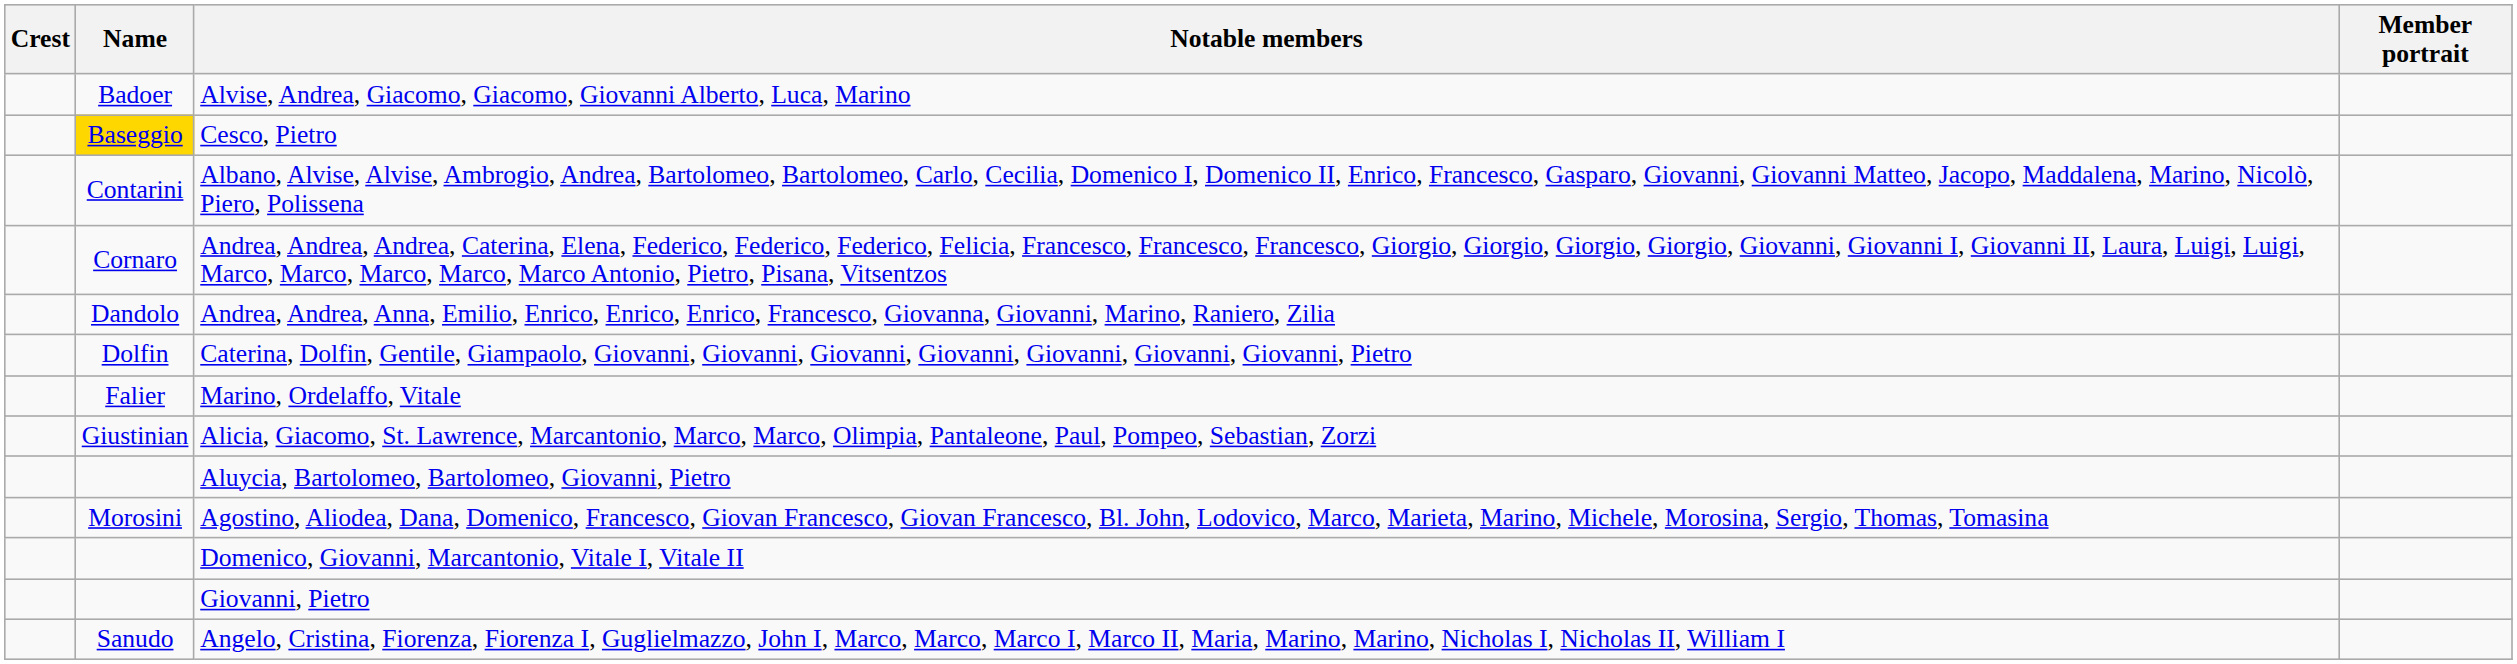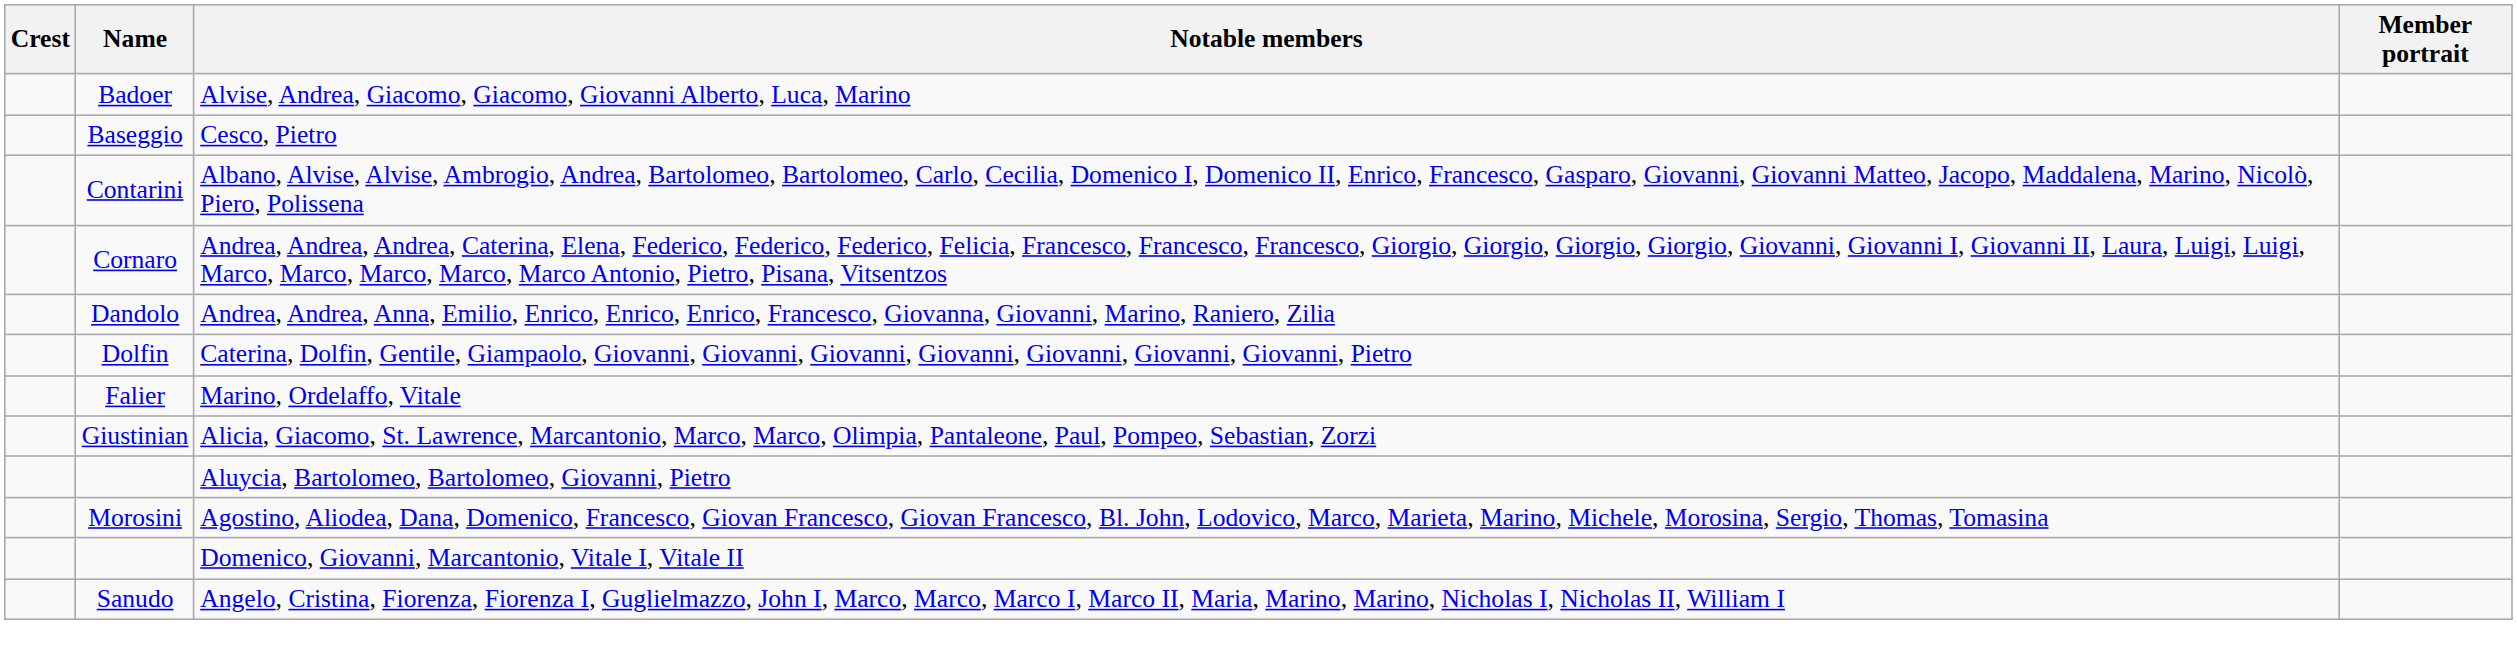(135, 134) gold background -> (135, 134) no background
- row: (285, 598)
